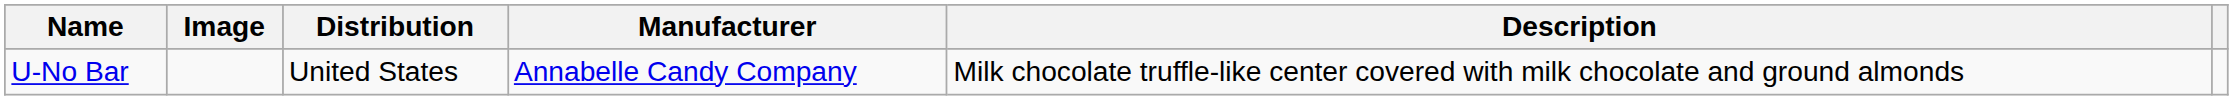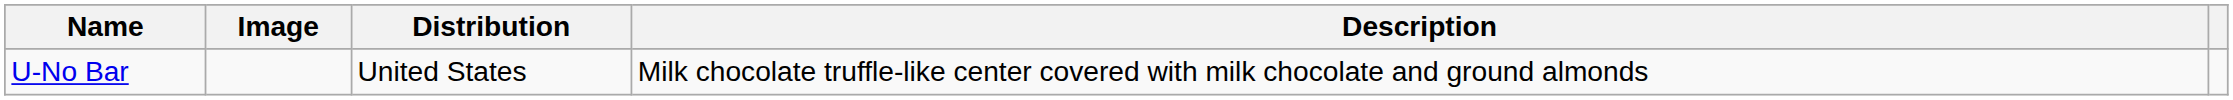- column: (727, 26)
